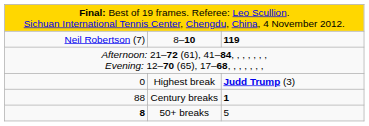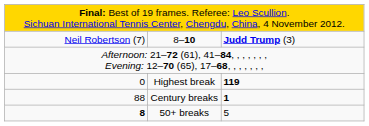(231, 39) 119 -> (259, 39) Judd Trump (3)
(259, 82) Judd Trump (3) -> (231, 82) 119
